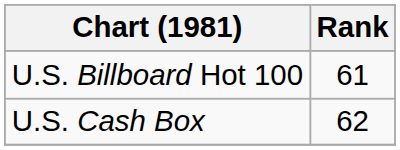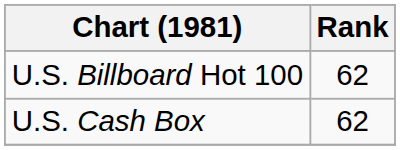(353, 74) 61 -> (353, 74) 62
